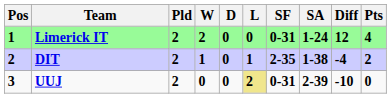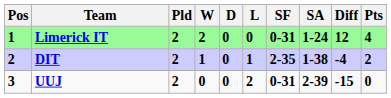(250, 81) khaki background -> (250, 81) no background
(344, 81) -10 -> (344, 81) -15
